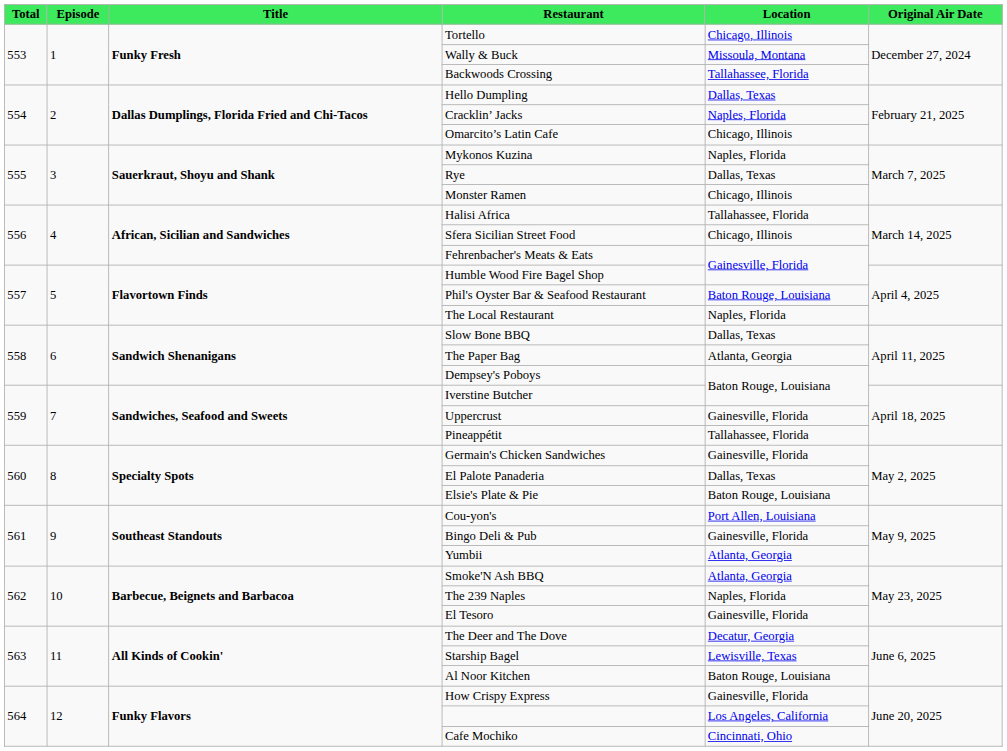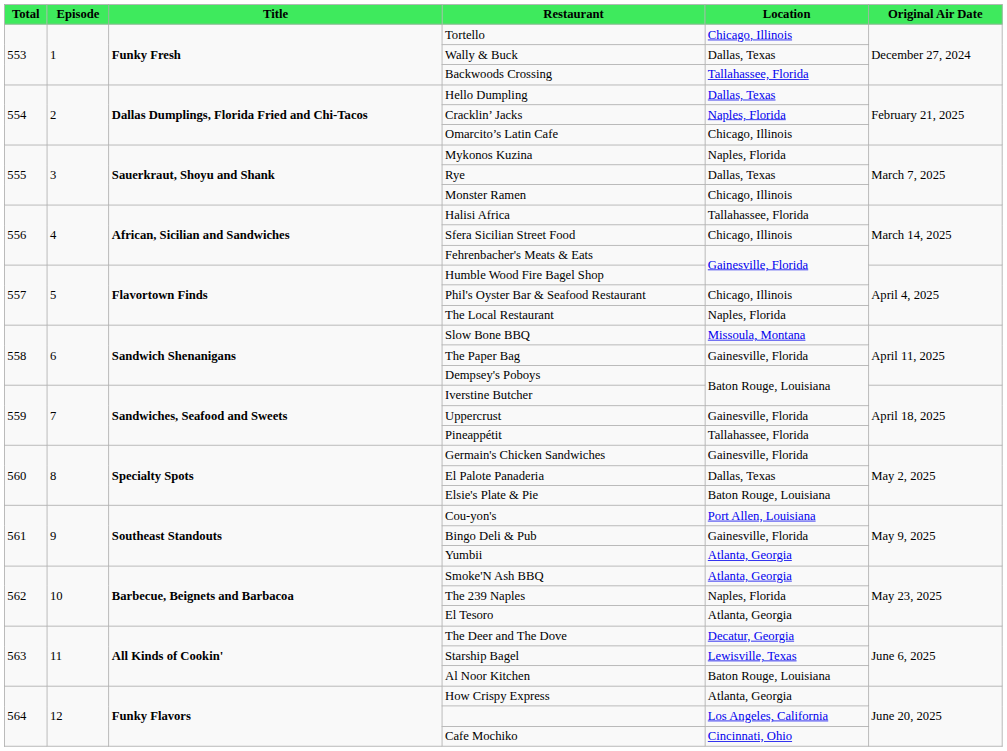(757, 54) Missoula, Montana -> (742, 54) Dallas, Texas
(769, 295) Baton Rouge, Louisiana -> (750, 295) Chicago, Illinois
(742, 335) Dallas, Texas -> (757, 335) Missoula, Montana
(750, 355) Atlanta, Georgia -> (758, 355) Gainesville, Florida
(758, 615) Gainesville, Florida -> (750, 615) Atlanta, Georgia
(758, 696) Gainesville, Florida -> (750, 696) Atlanta, Georgia
